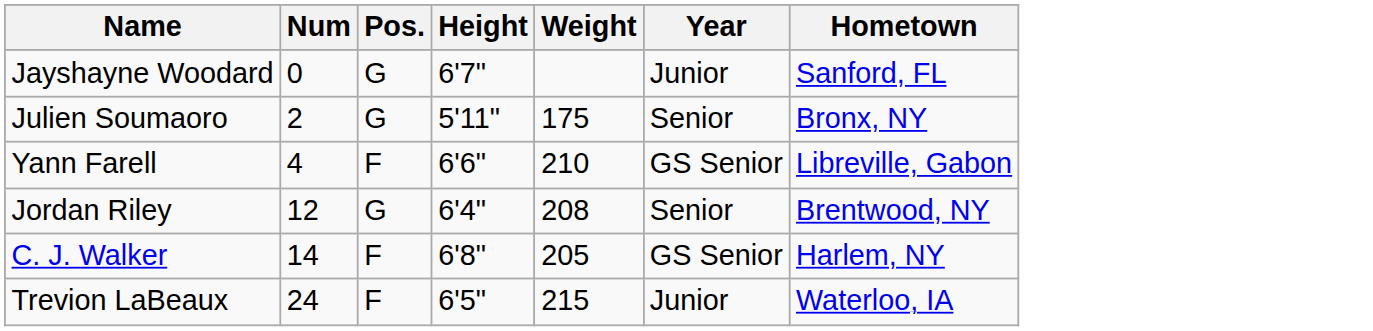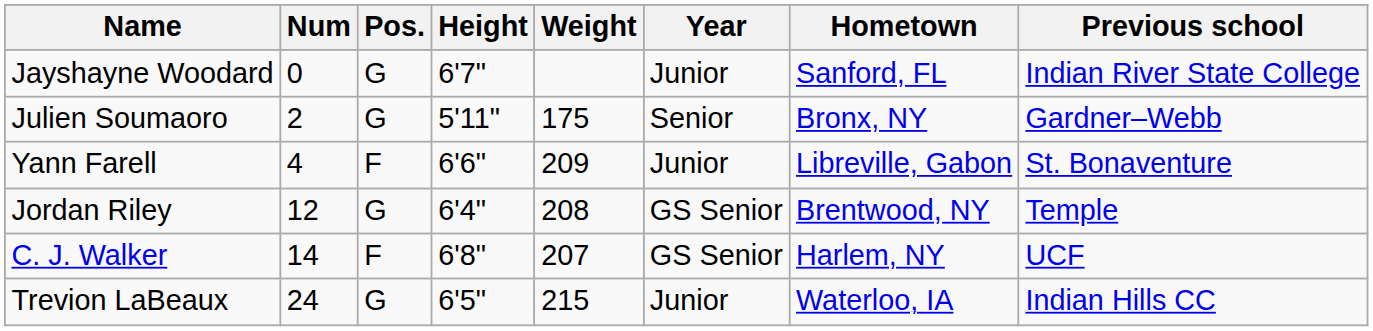+ column: (1193, 27)
(565, 164) 210 -> (565, 164) 209
(716, 164) GS Senior -> (689, 164) Junior
(691, 210) Senior -> (716, 210) GS Senior
(565, 255) 205 -> (565, 255) 207
(373, 301) F -> (375, 301) G
